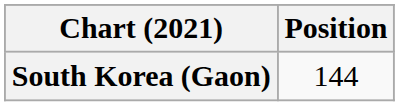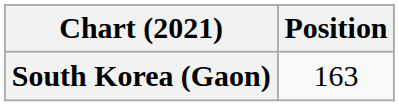(336, 75) 144 -> (336, 75) 163
